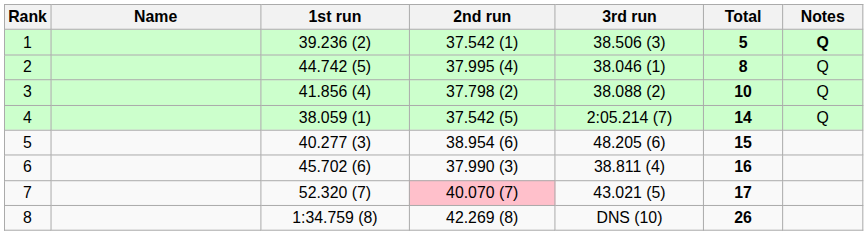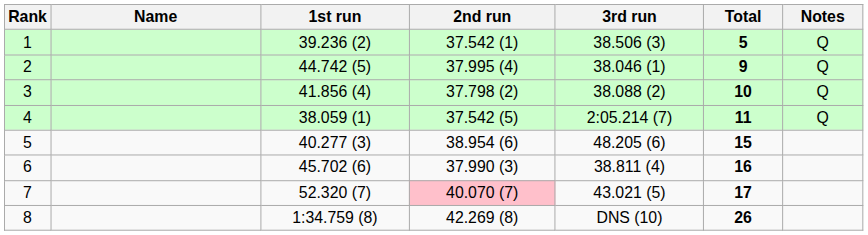(823, 42) bold -> (823, 42) normal
(743, 67) 8 -> (743, 67) 9
(743, 117) 14 -> (743, 117) 11
